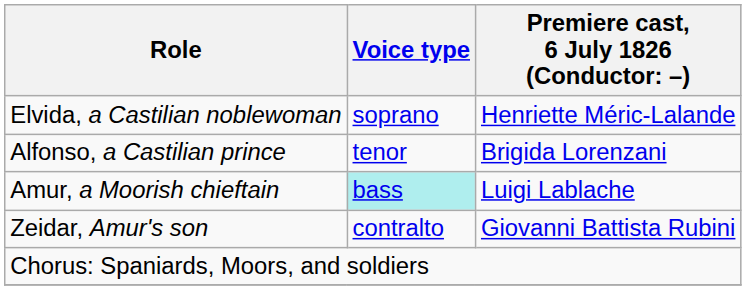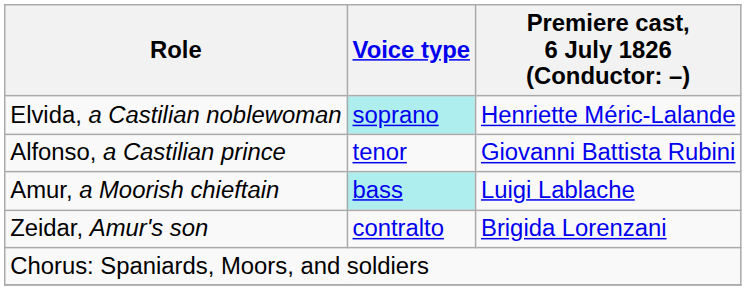(396, 114) no background -> (396, 114) paleturquoise background
(574, 152) Brigida Lorenzani -> (608, 152) Giovanni Battista Rubini
(608, 228) Giovanni Battista Rubini -> (574, 228) Brigida Lorenzani
